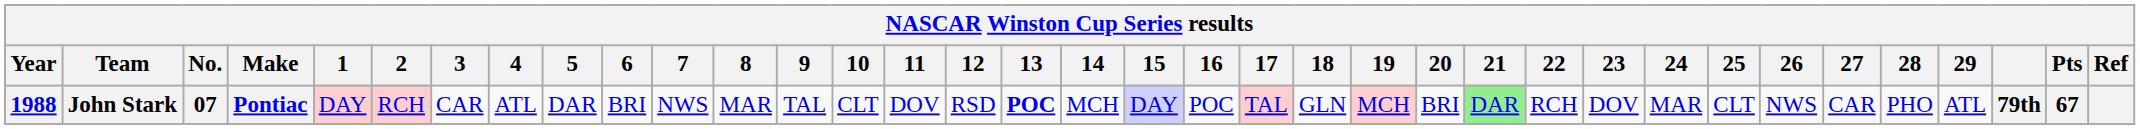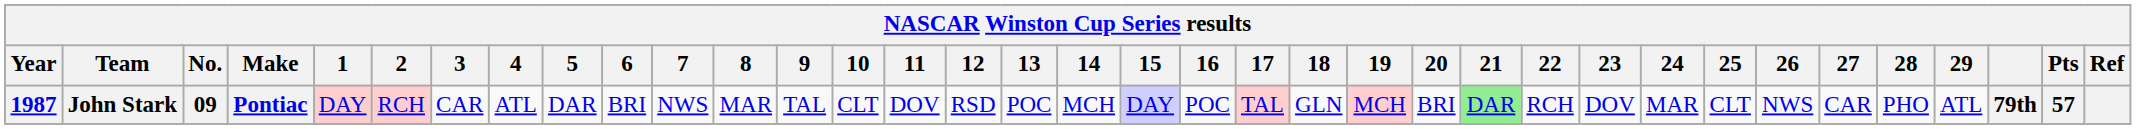(34, 104) 1988 -> (34, 104) 1987
(205, 104) 07 -> (205, 104) 09
(1031, 104) bold -> (1029, 104) normal
(2067, 104) 67 -> (2063, 104) 57
